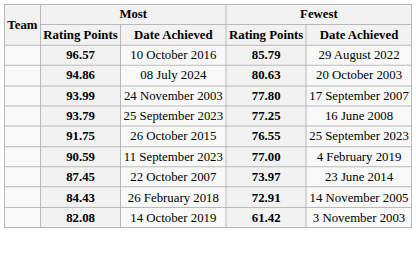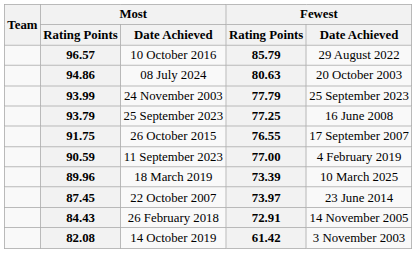(266, 95) 77.80 -> (266, 95) 77.79
(359, 95) 17 September 2007 -> (359, 95) 25 September 2023
(359, 136) 25 September 2023 -> (359, 136) 17 September 2007
+ row: (81, 177)
